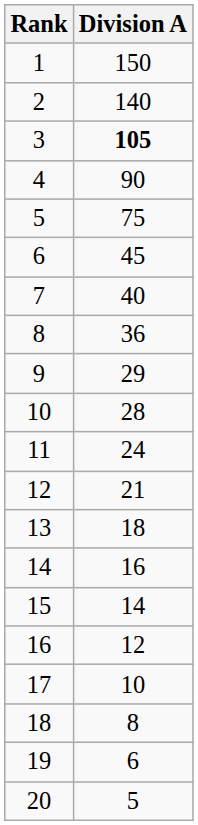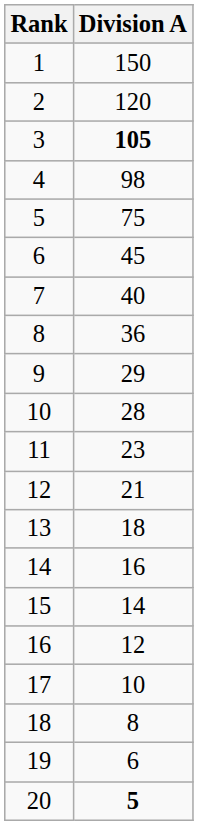(133, 101) 140 -> (133, 101) 120
(133, 179) 90 -> (133, 179) 98
(133, 450) 24 -> (133, 450) 23
(133, 800) normal -> (133, 800) bold
